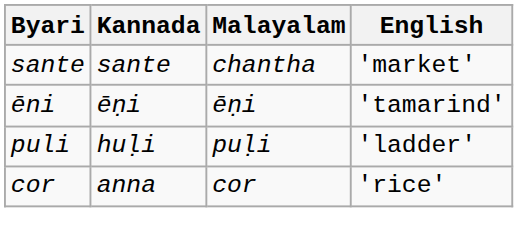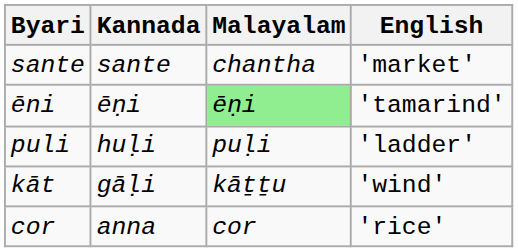(234, 106) no background -> (234, 106) lightgreen background
+ row: (33, 186)
